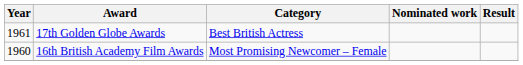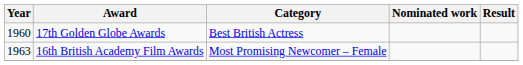(19, 32) 1961 -> (19, 32) 1960
(19, 51) 1960 -> (19, 51) 1963
